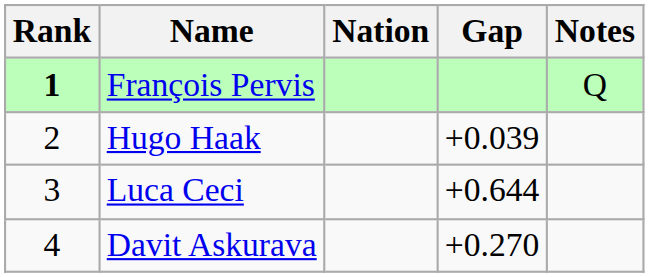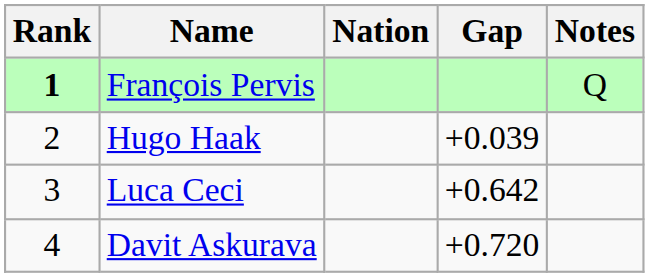(492, 191) +0.644 -> (492, 191) +0.642
(492, 244) +0.270 -> (492, 244) +0.720
